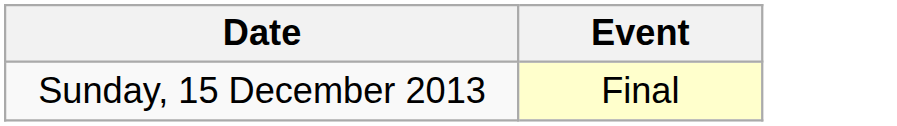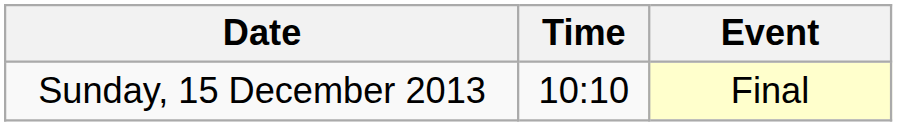+ column: (584, 33)
